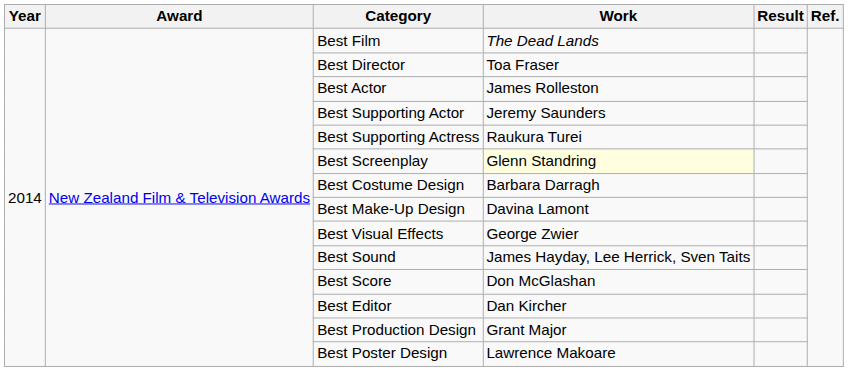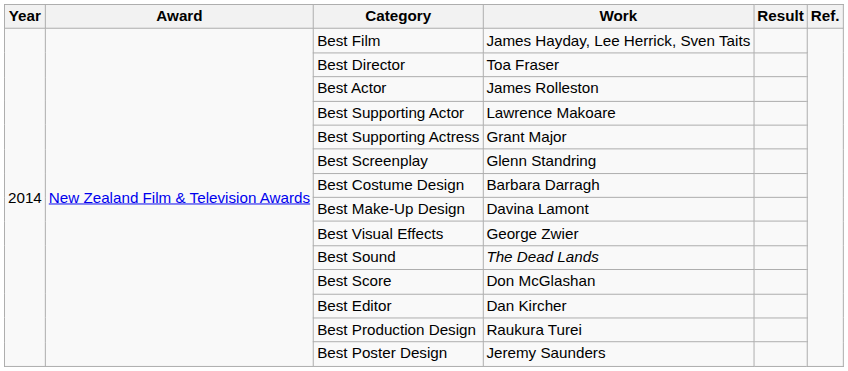(543, 40) The Dead Lands -> (618, 40) James Hayday, Lee Herrick, Sven Taits
(546, 112) Jeremy Saunders -> (551, 112) Lawrence Makoare
(534, 137) Raukura Turei -> (526, 137) Grant Major
(541, 161) lightyellow background -> (541, 161) no background
(618, 257) James Hayday, Lee Herrick, Sven Taits -> (543, 257) The Dead Lands
(526, 329) Grant Major -> (534, 329) Raukura Turei
(551, 354) Lawrence Makoare -> (546, 354) Jeremy Saunders
